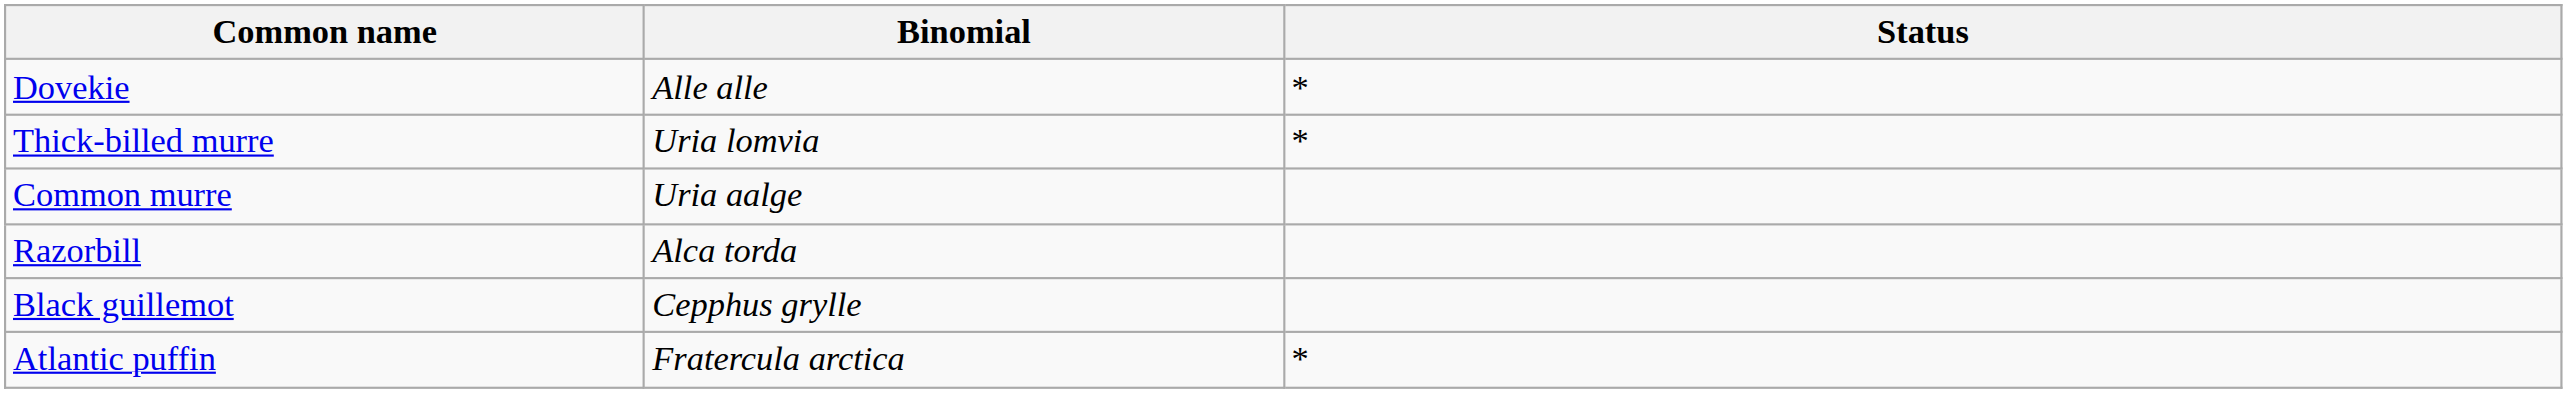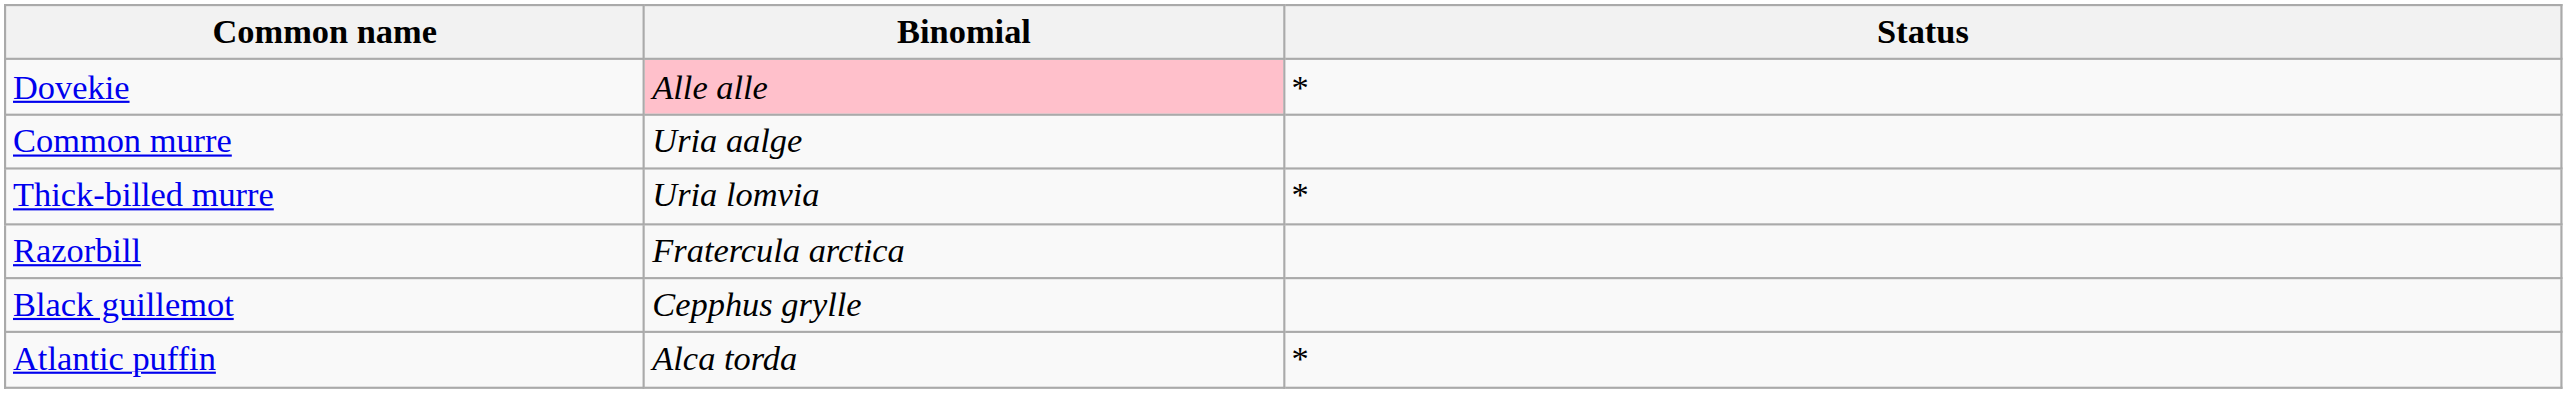(710, 86) no background -> (710, 86) pink background
rows swapped: (122, 195) <-> (143, 140)
(725, 250) Alca torda -> (779, 250) Fratercula arctica
(779, 359) Fratercula arctica -> (725, 359) Alca torda
